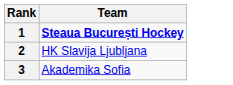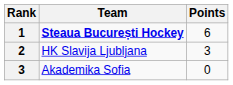+ column: (207, 13)
